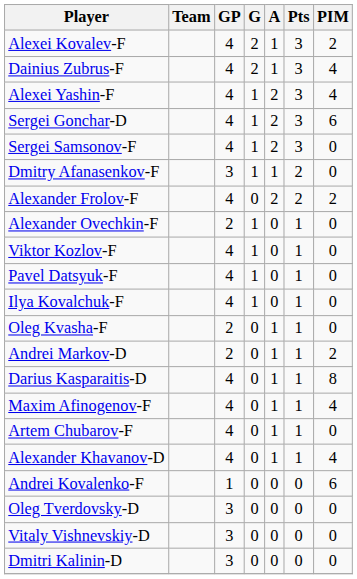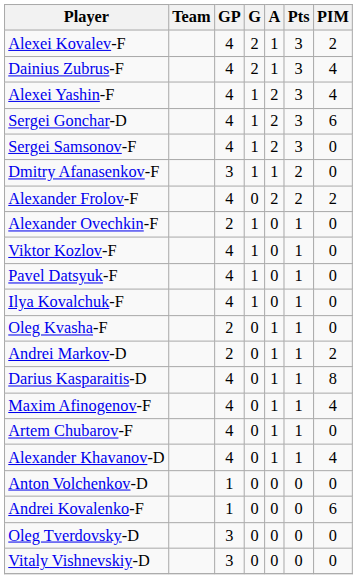+ row: (78, 483)
- row: (65, 560)
